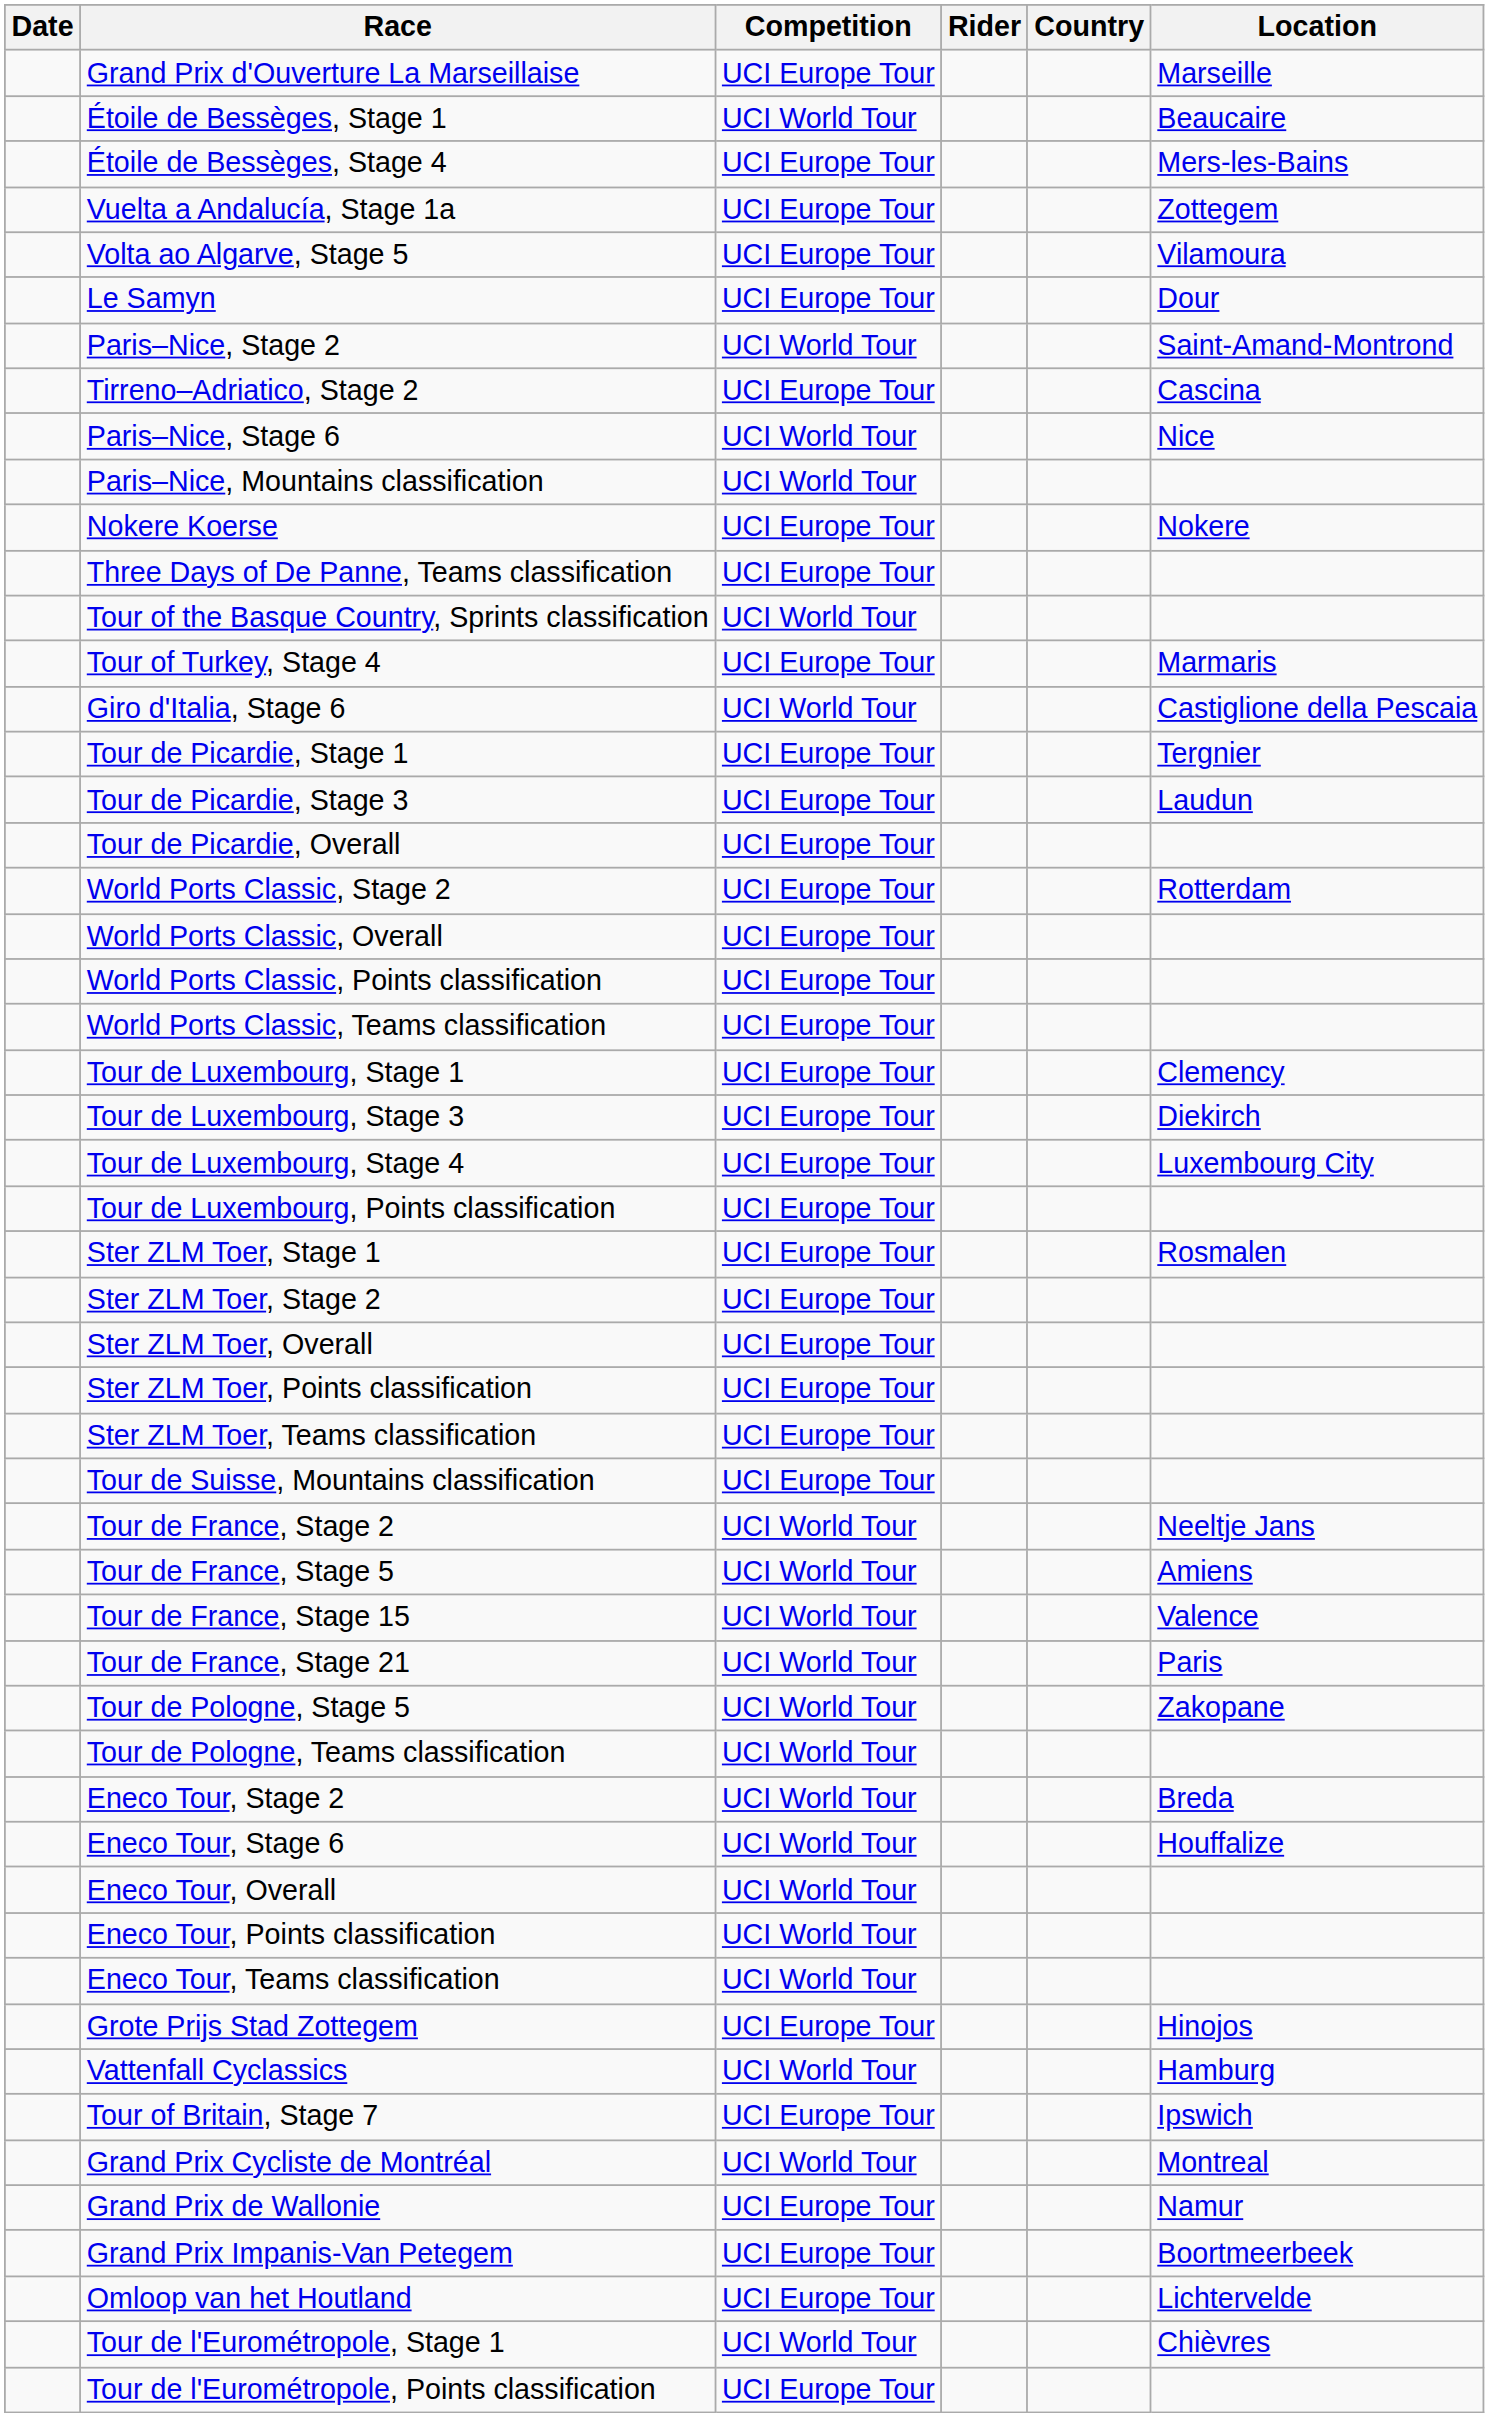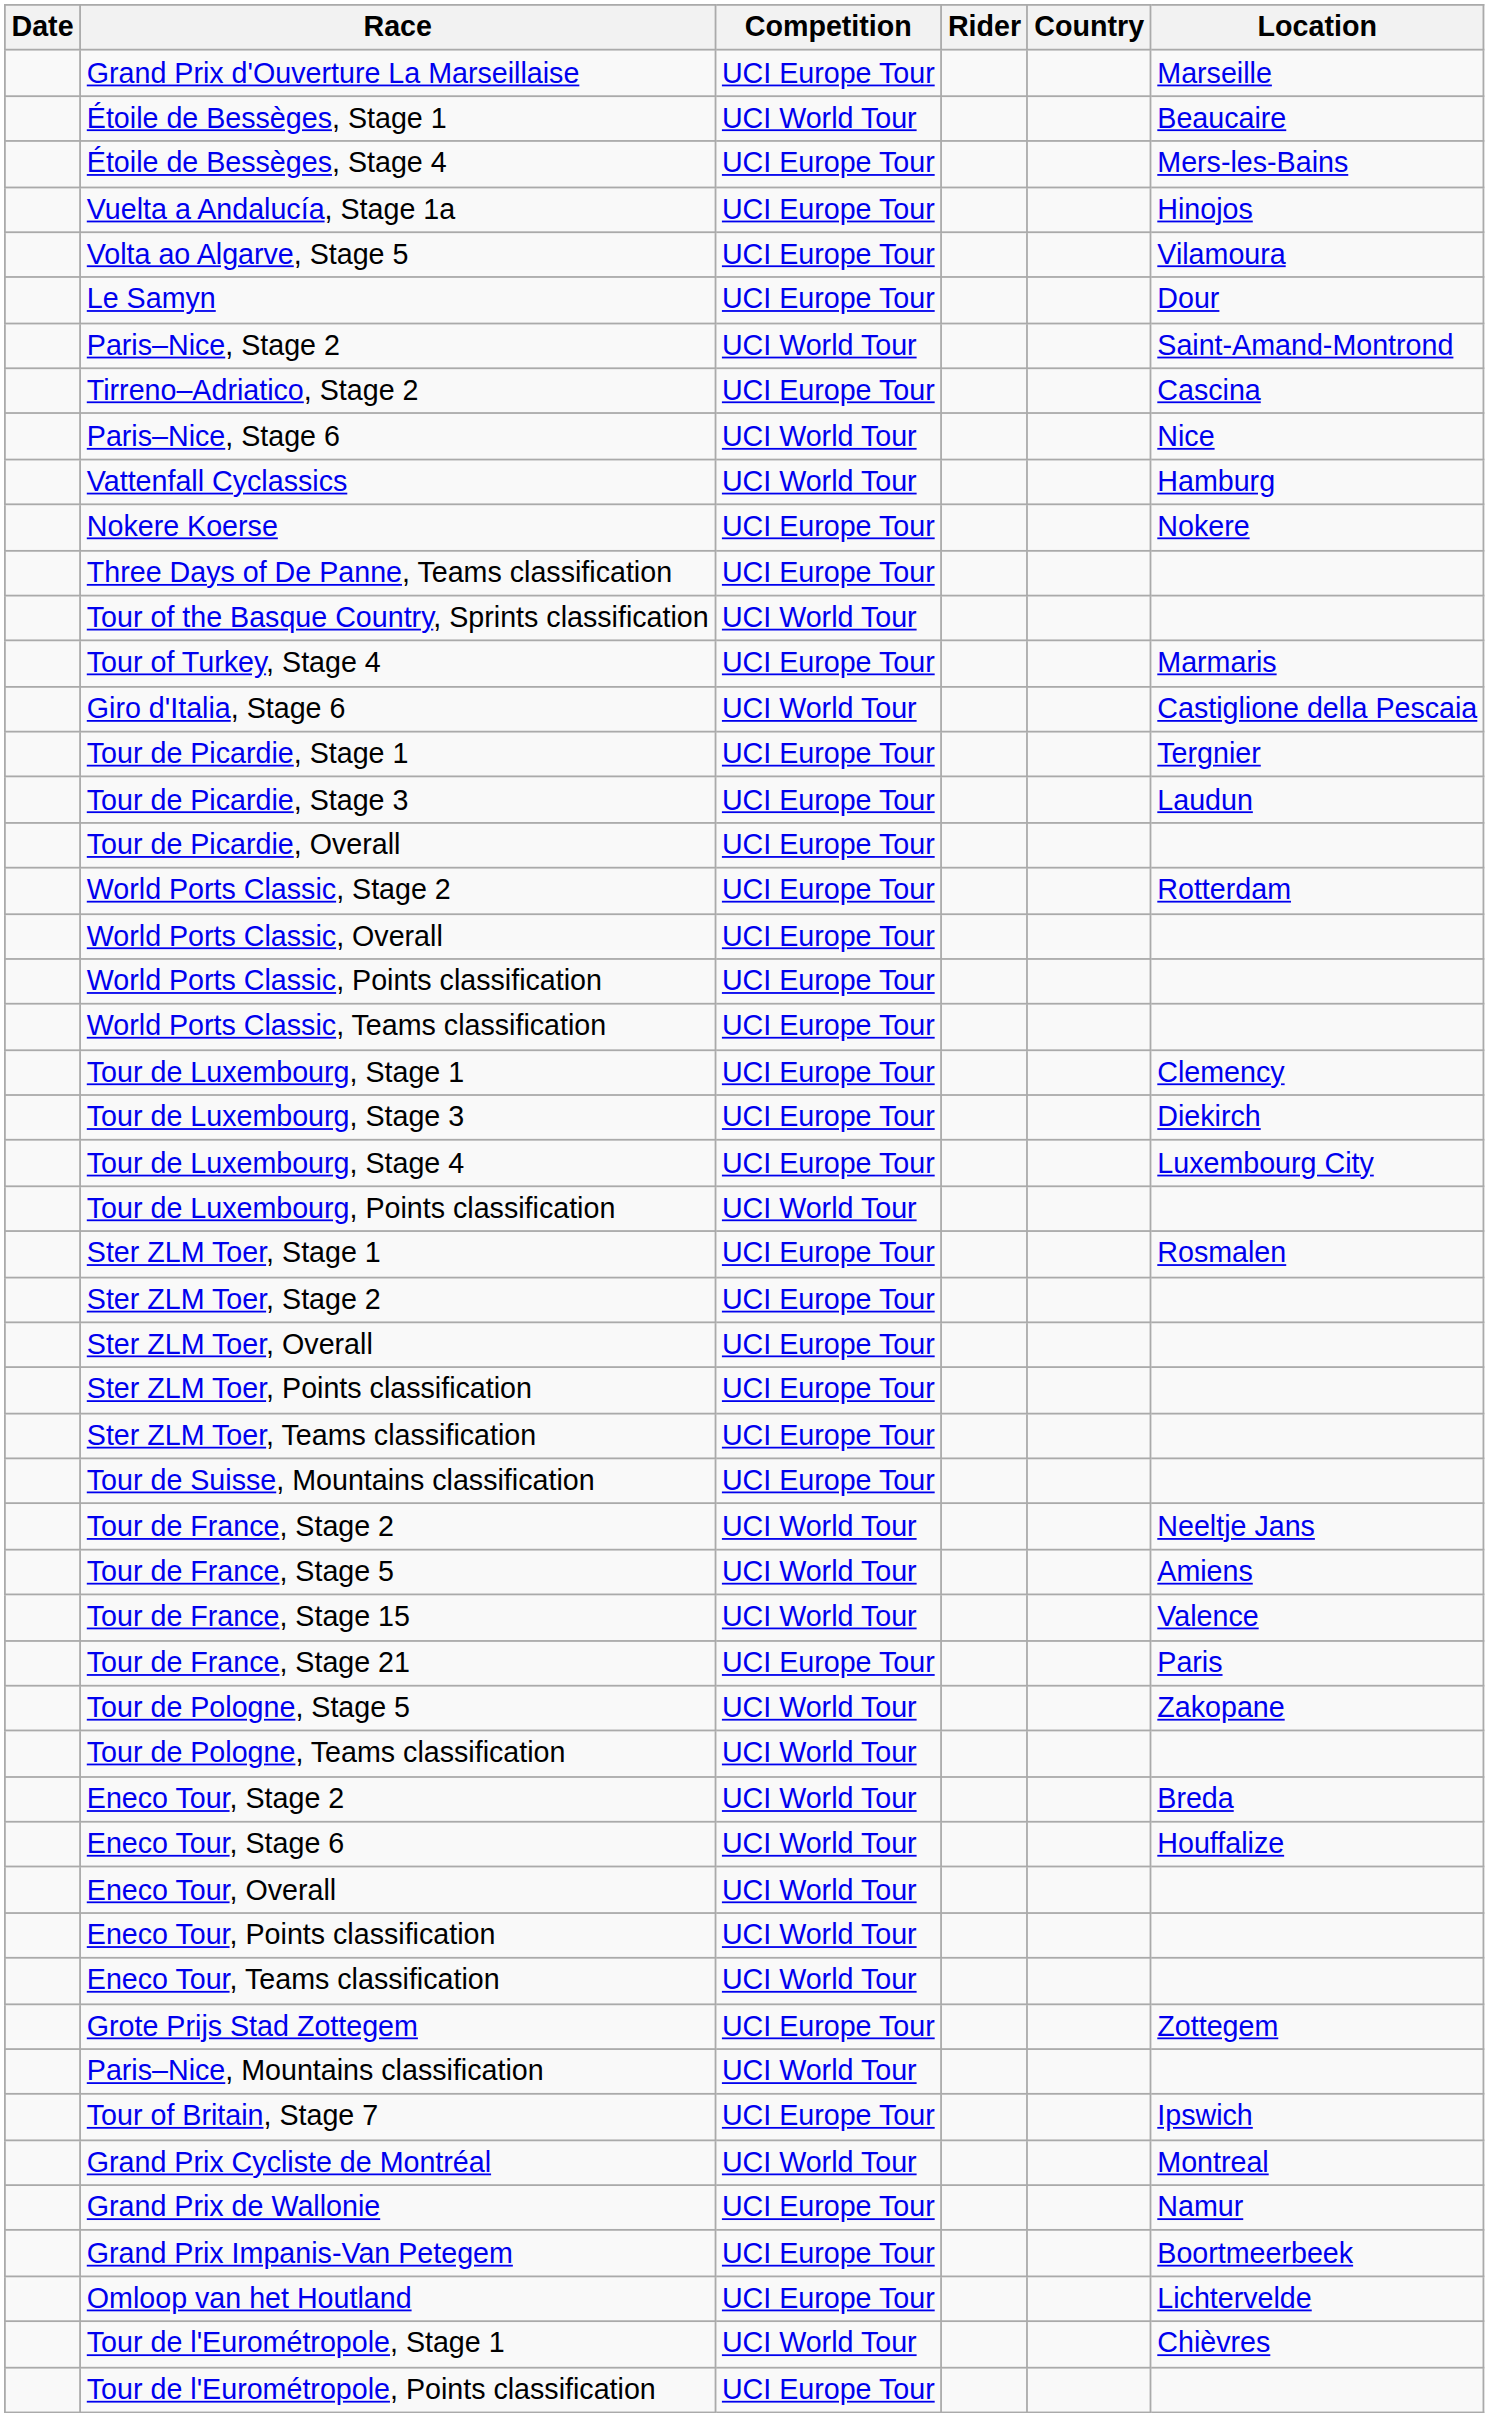(1218, 208) Zottegem -> (1205, 208) Hinojos
rows swapped: (315, 481) <-> (217, 2071)
(828, 1208) UCI Europe Tour -> (819, 1208) UCI World Tour
(819, 1662) UCI World Tour -> (828, 1662) UCI Europe Tour
(1205, 2025) Hinojos -> (1218, 2025) Zottegem
